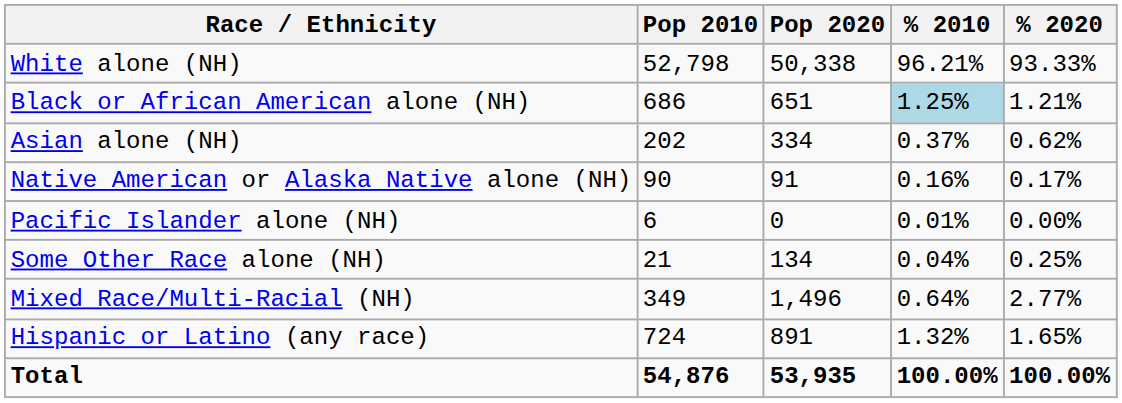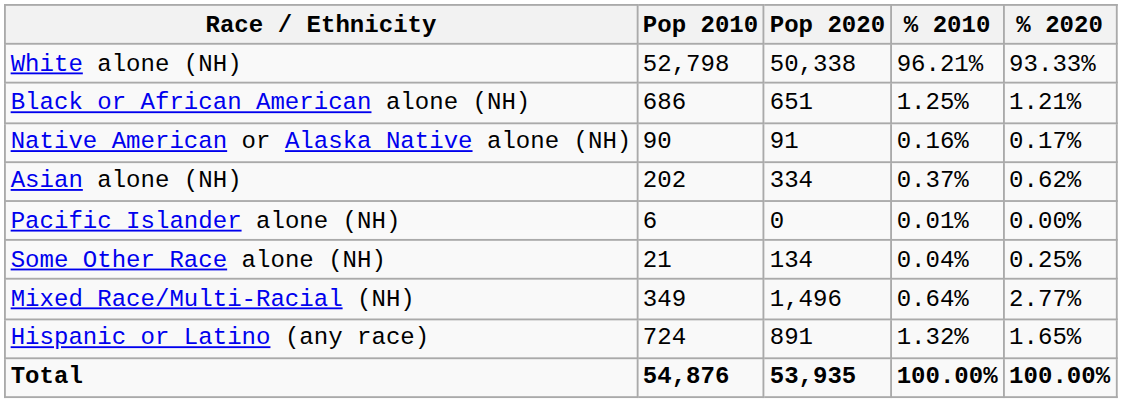(933, 103) lightblue background -> (933, 103) no background
rows swapped: (321, 181) <-> (126, 142)
